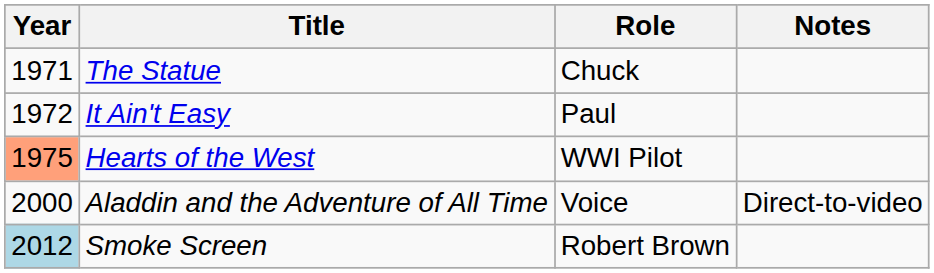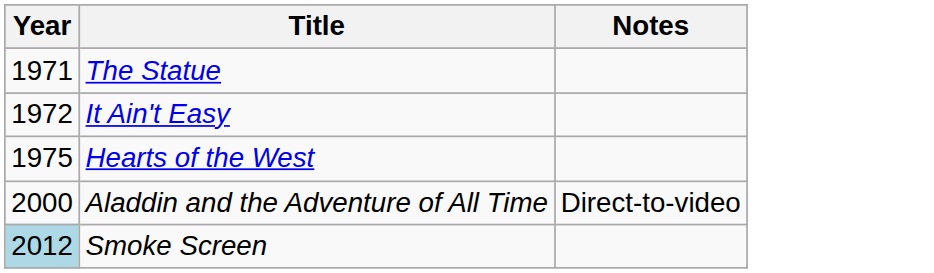- column: (645, 26)
(42, 158) lightsalmon background -> (42, 158) no background
